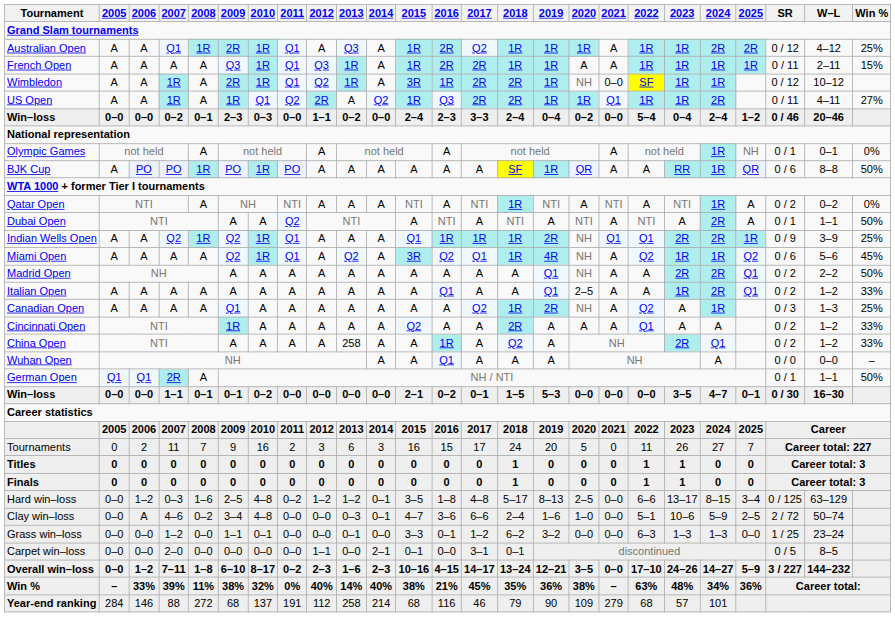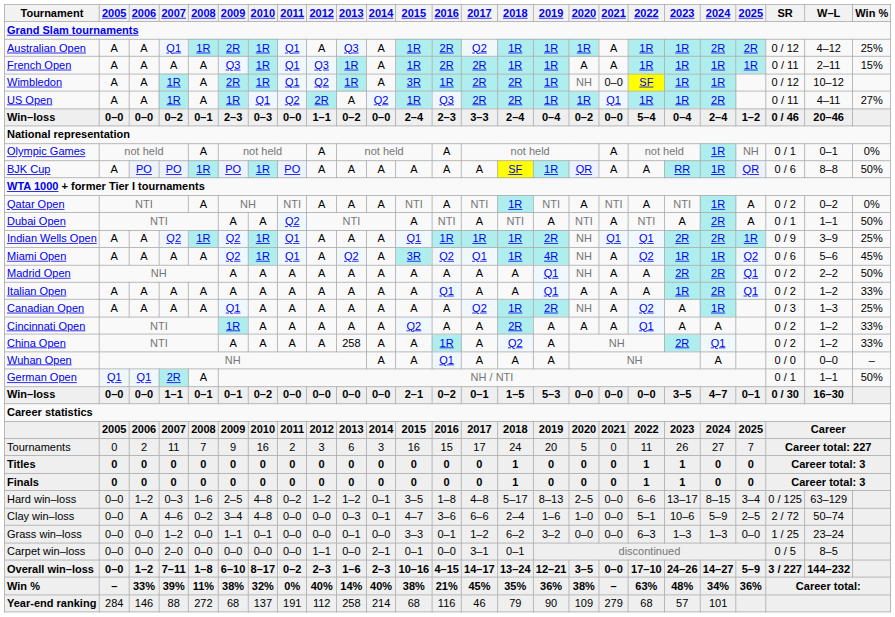(584, 291) 2–5 -> (584, 291) A
